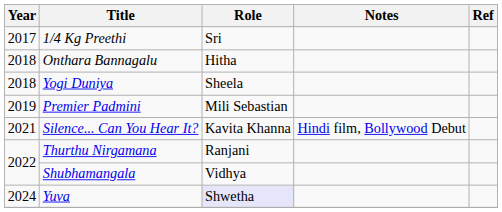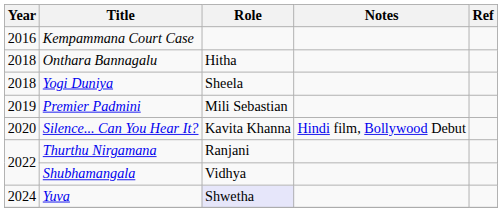+ row: (118, 38)
- row: (84, 38)
(22, 128) 2021 -> (22, 128) 2020
